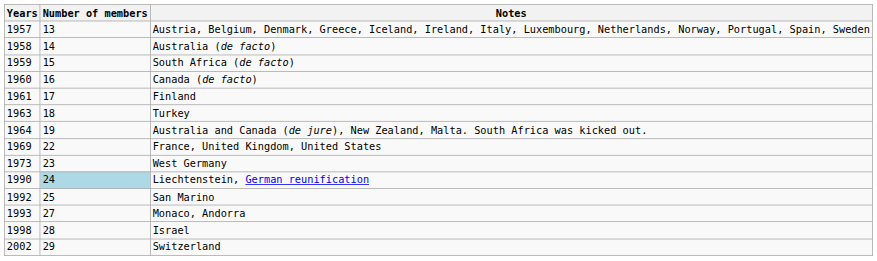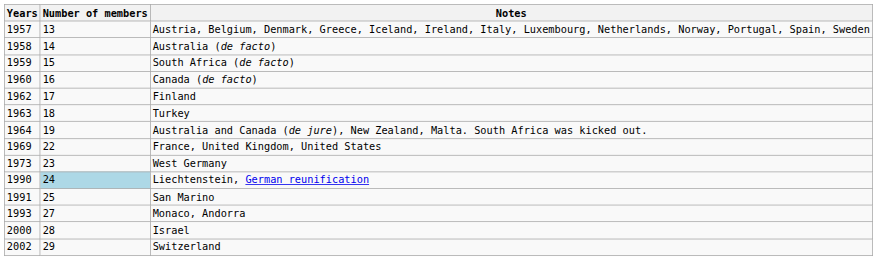(19, 96) 1961 -> (19, 96) 1962
(19, 197) 1992 -> (19, 197) 1991
(19, 230) 1998 -> (19, 230) 2000
